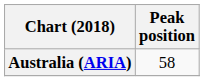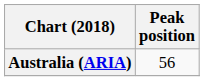(167, 62) 58 -> (167, 62) 56
